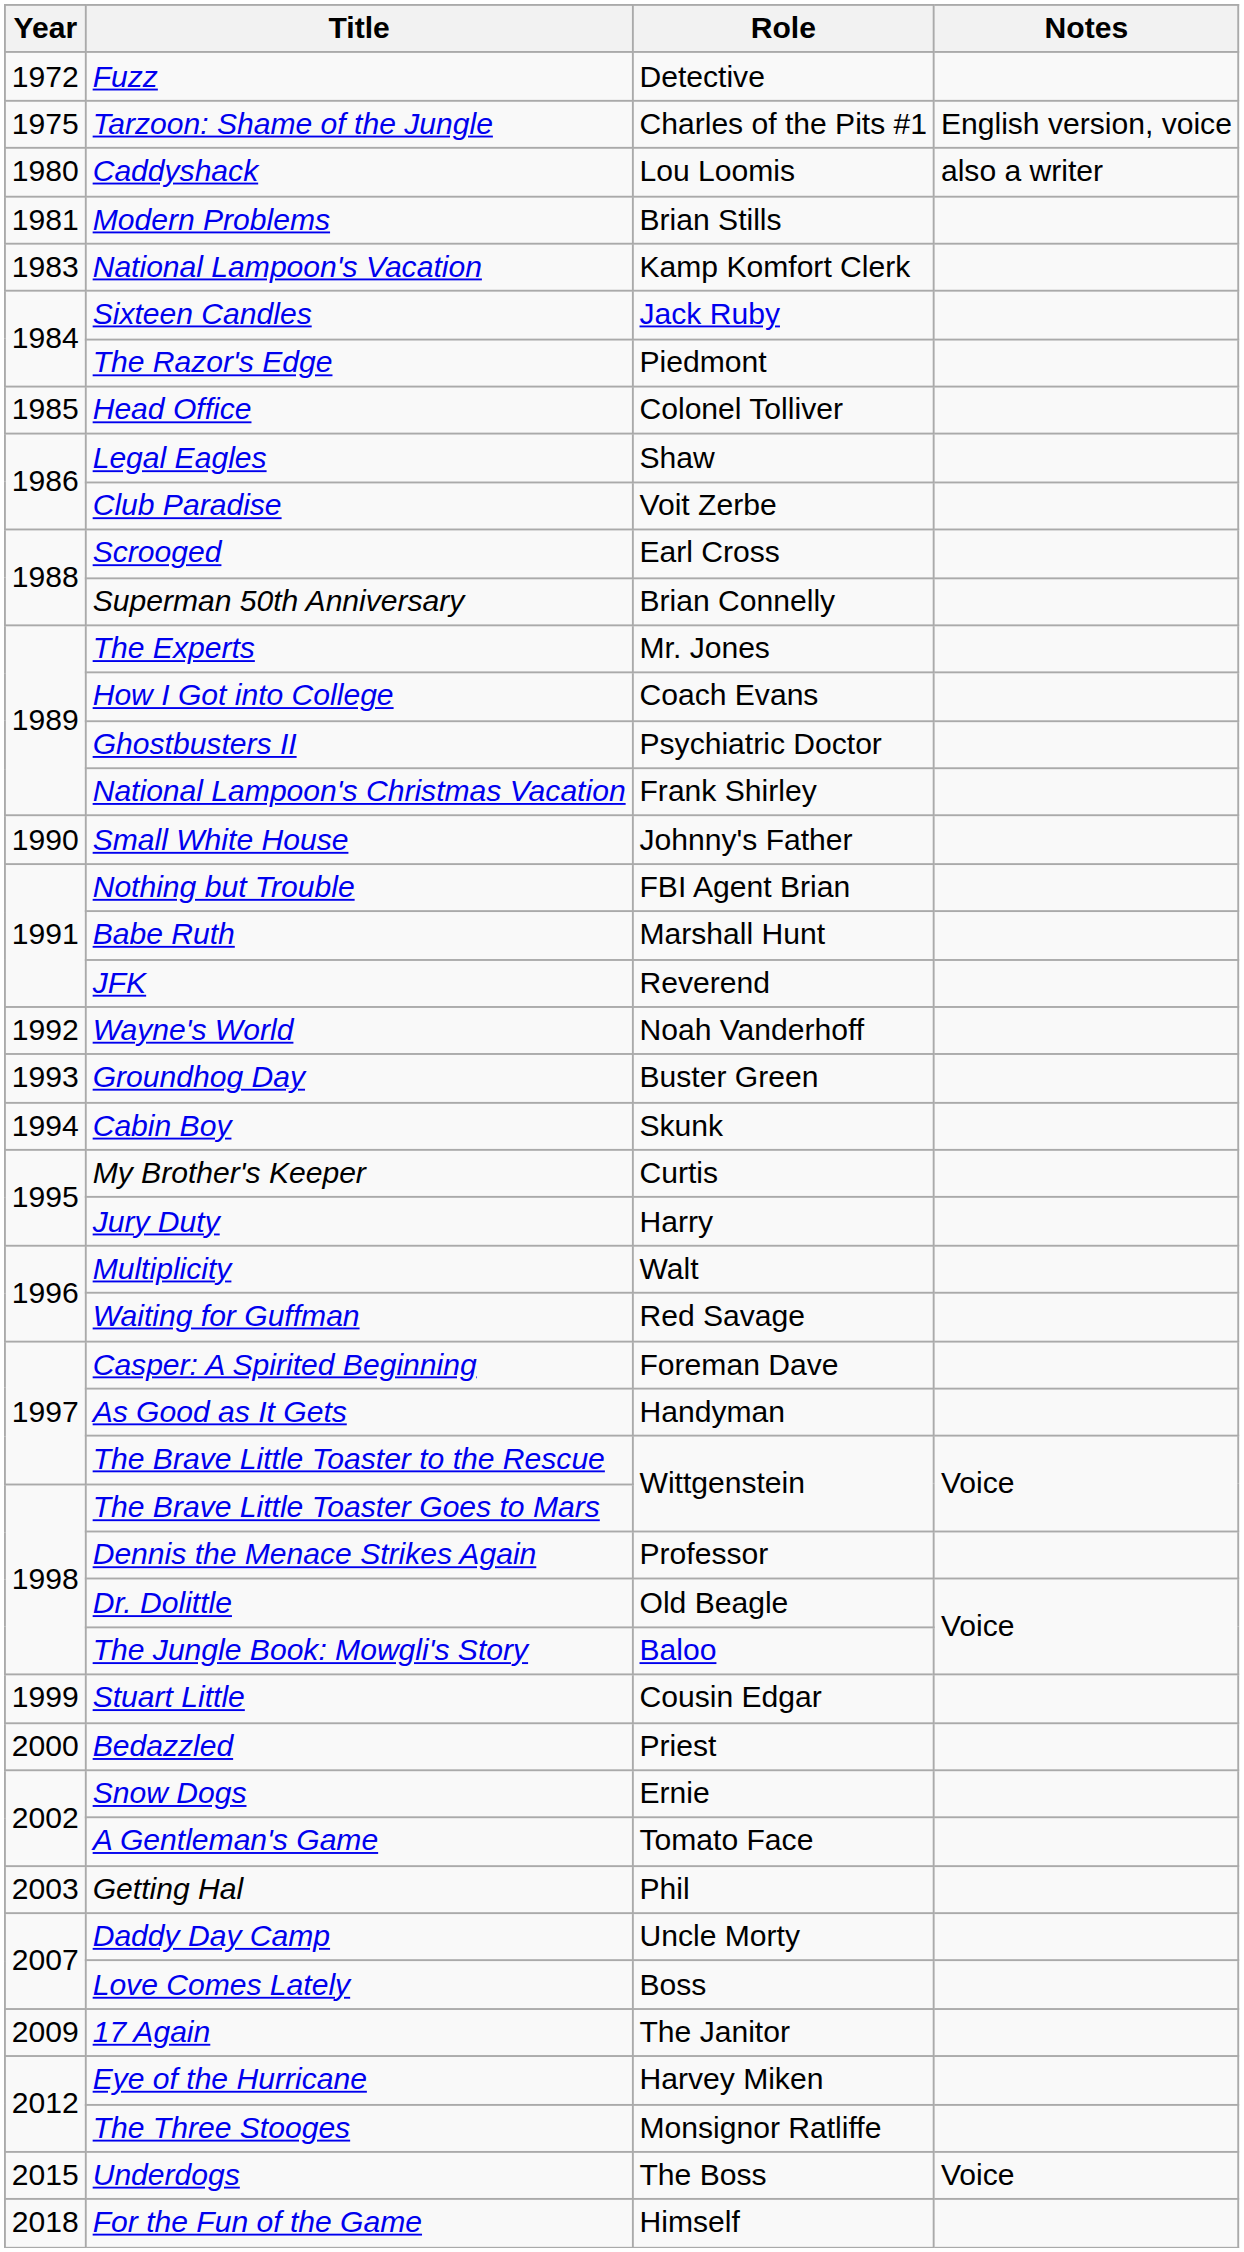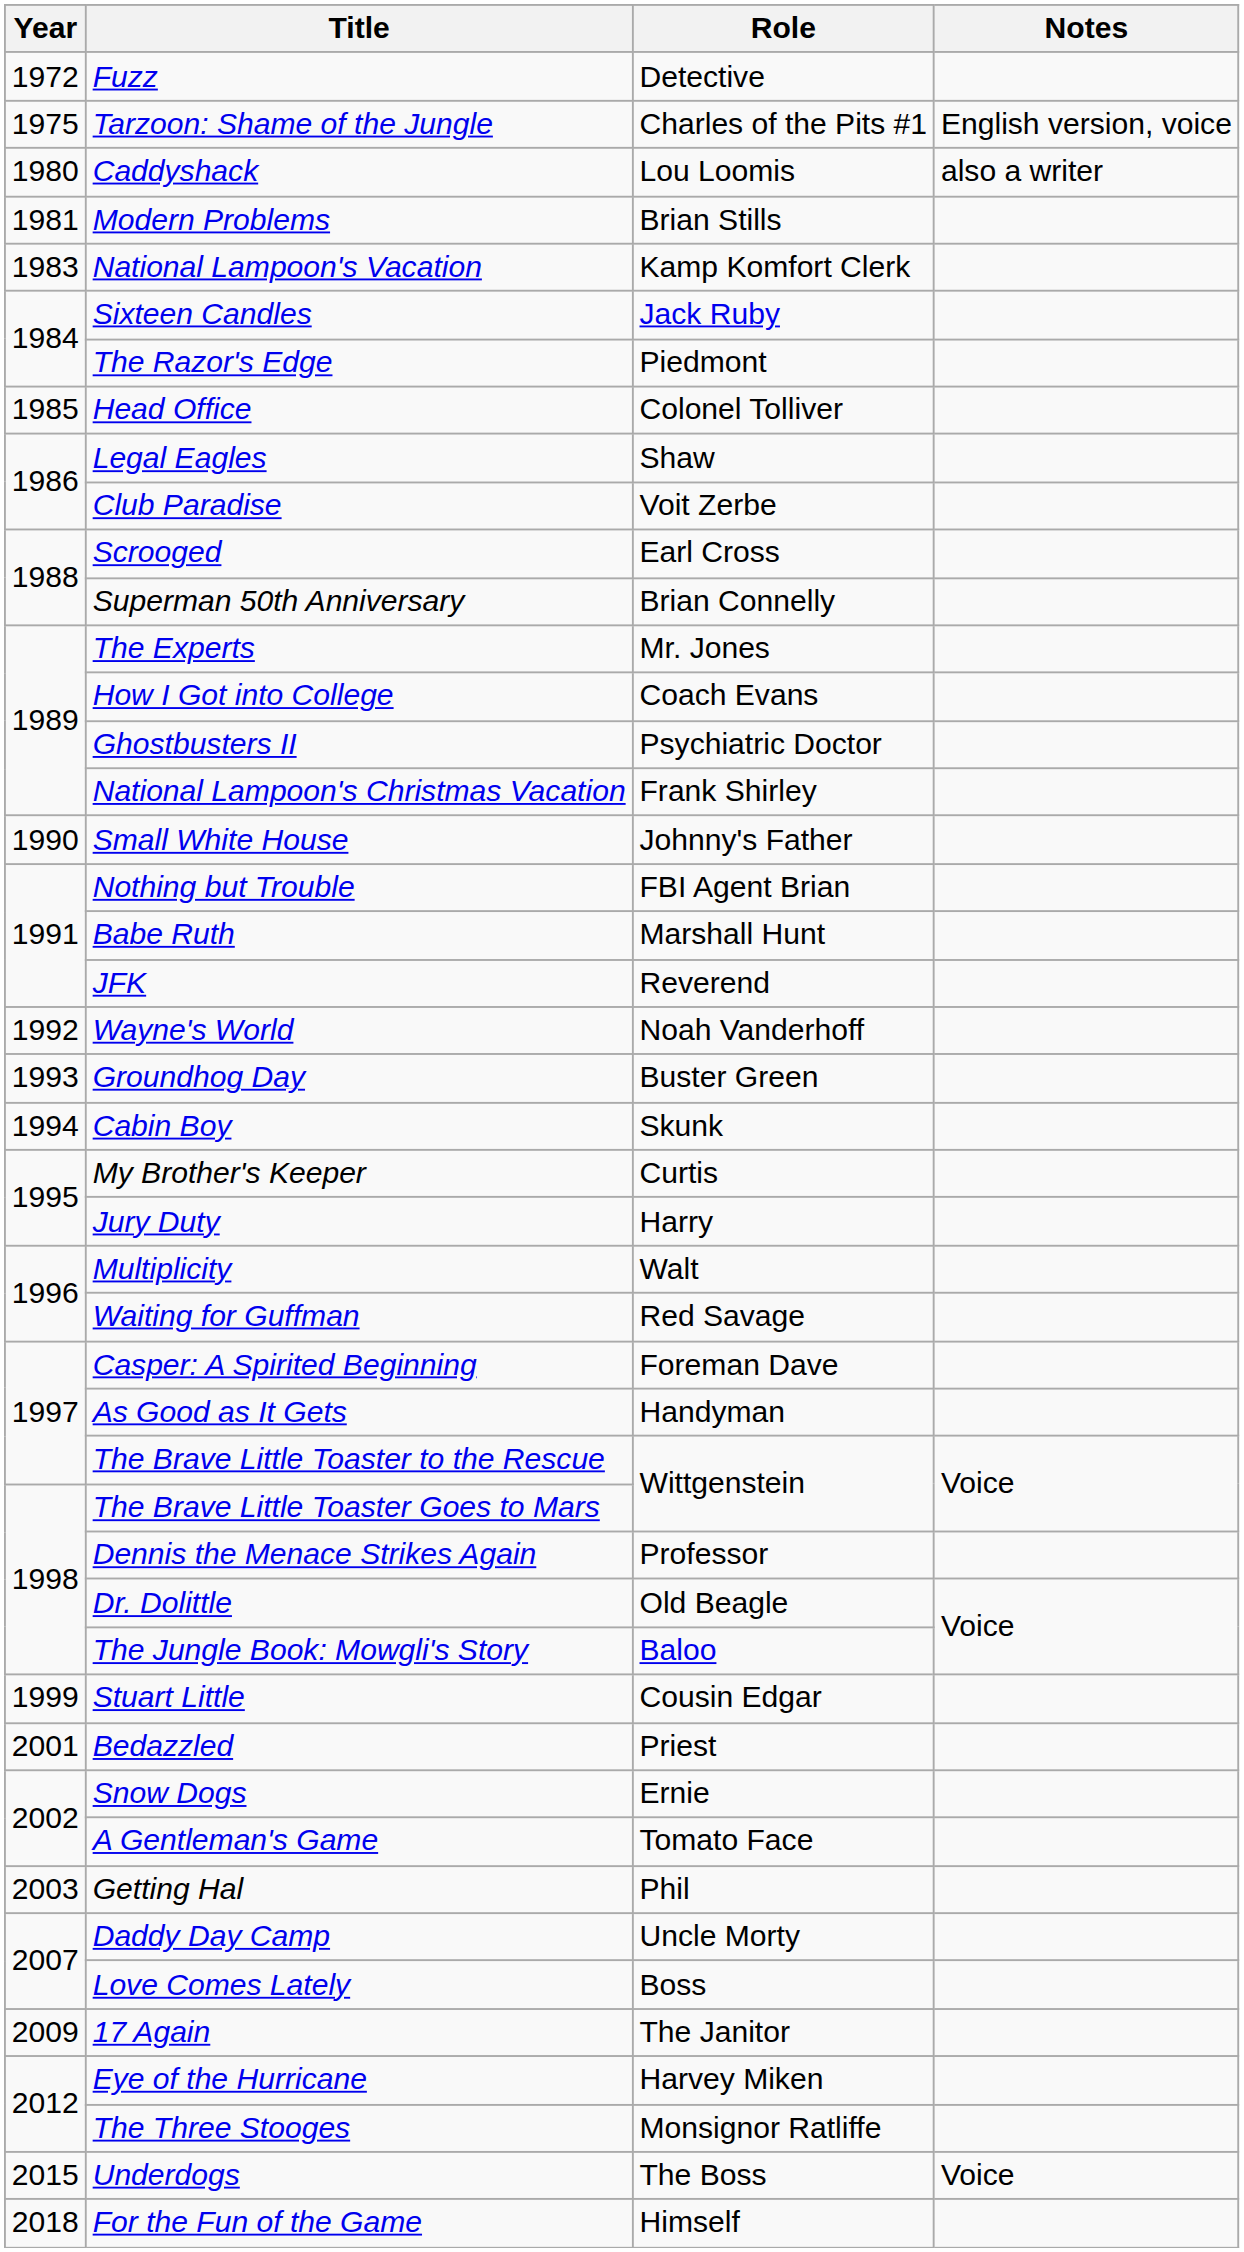(45, 1745) 2000 -> (45, 1745) 2001
